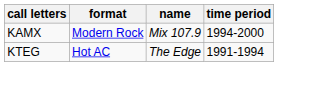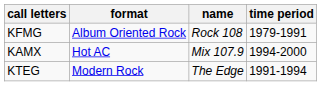+ row: (24, 33)
(108, 33) Modern Rock -> (91, 52) Hot AC
(91, 52) Hot AC -> (108, 71) Modern Rock
